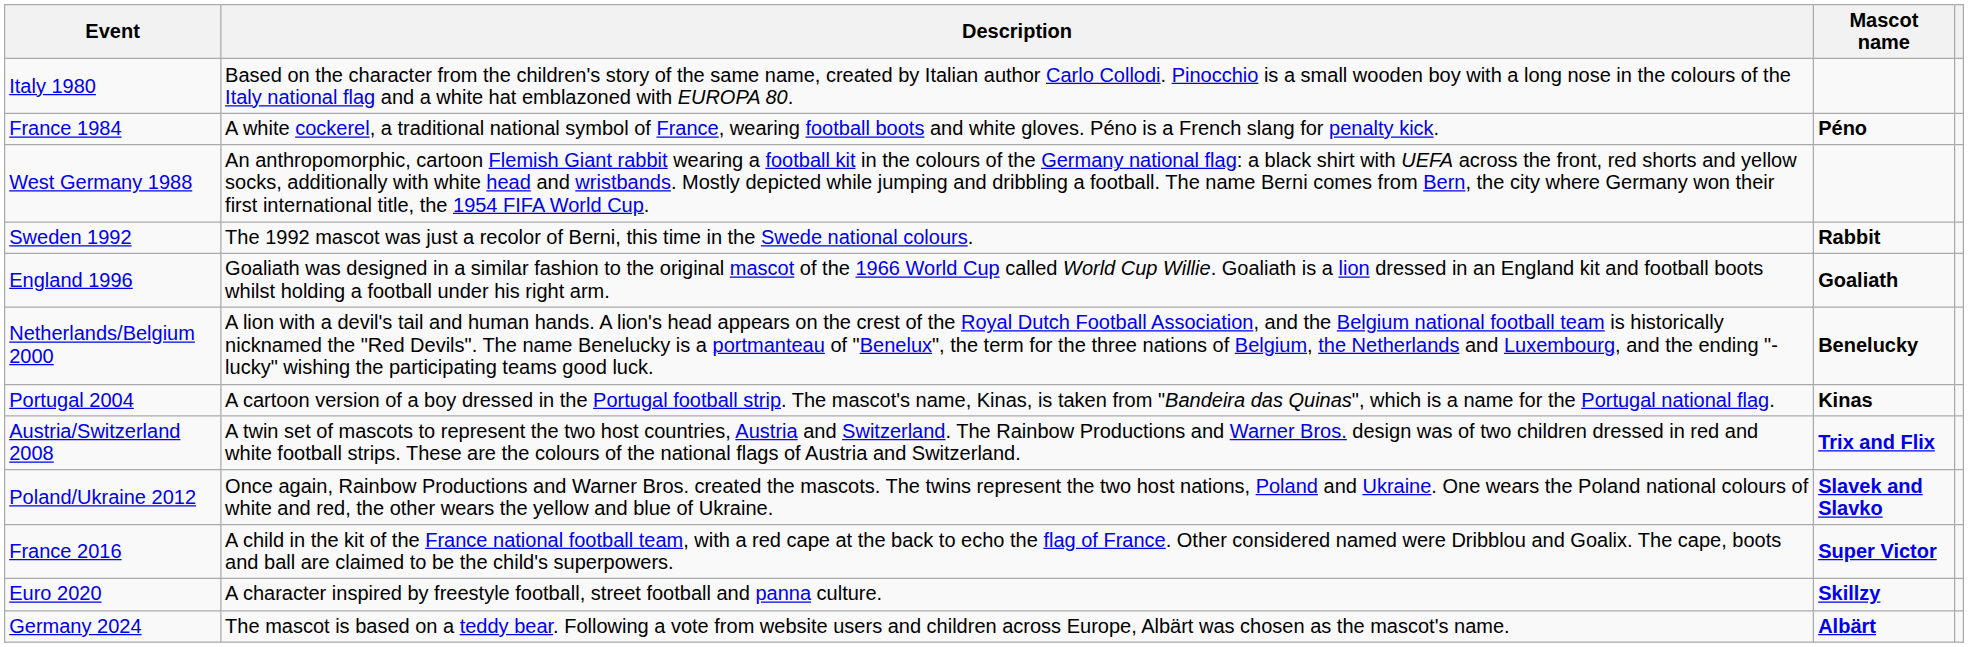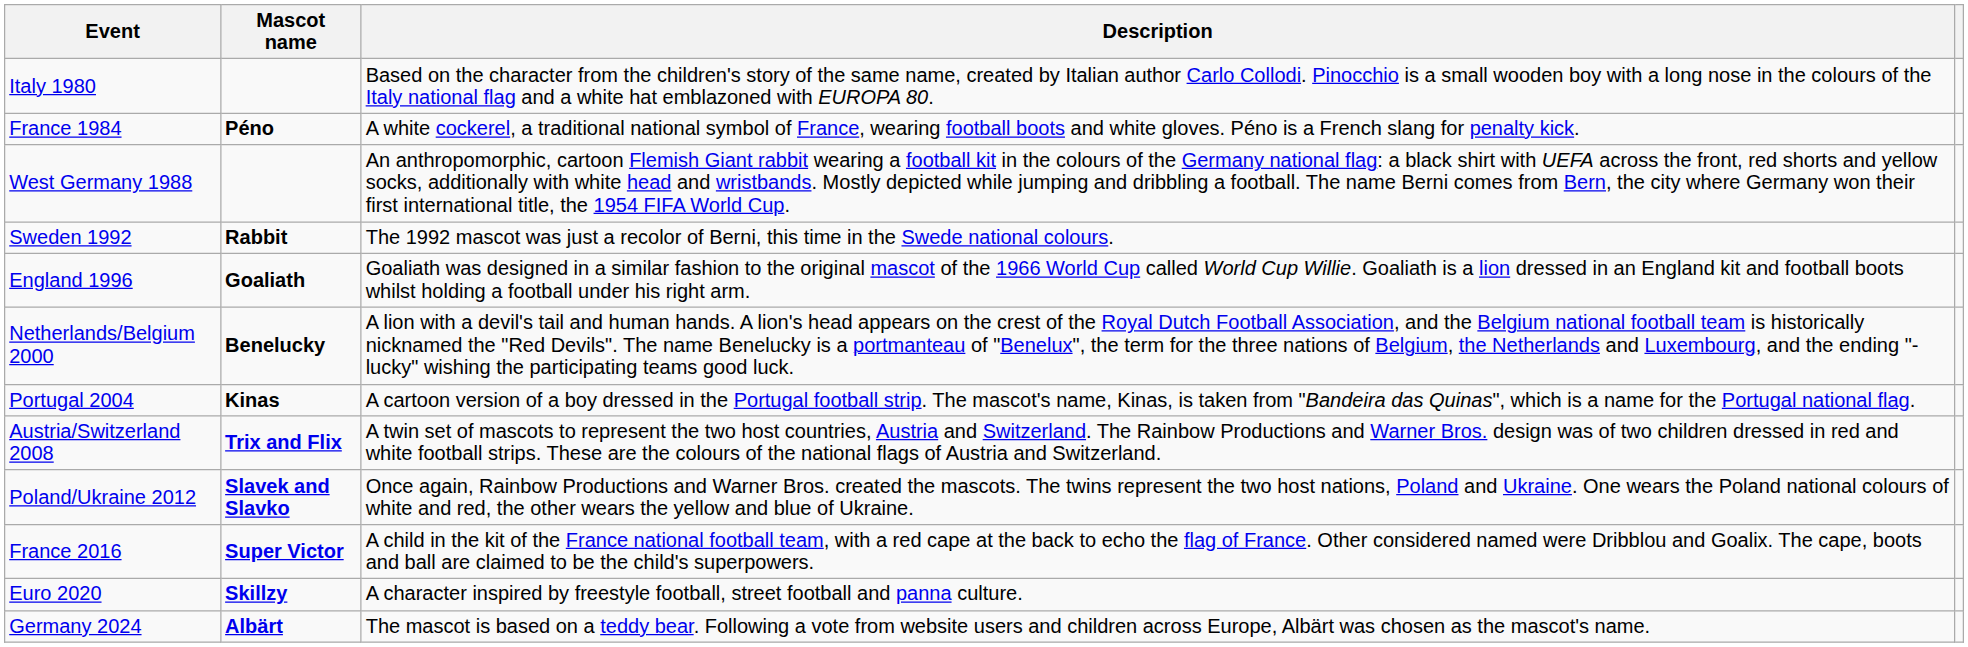columns swapped: (1884, 31) <-> (1017, 31)
